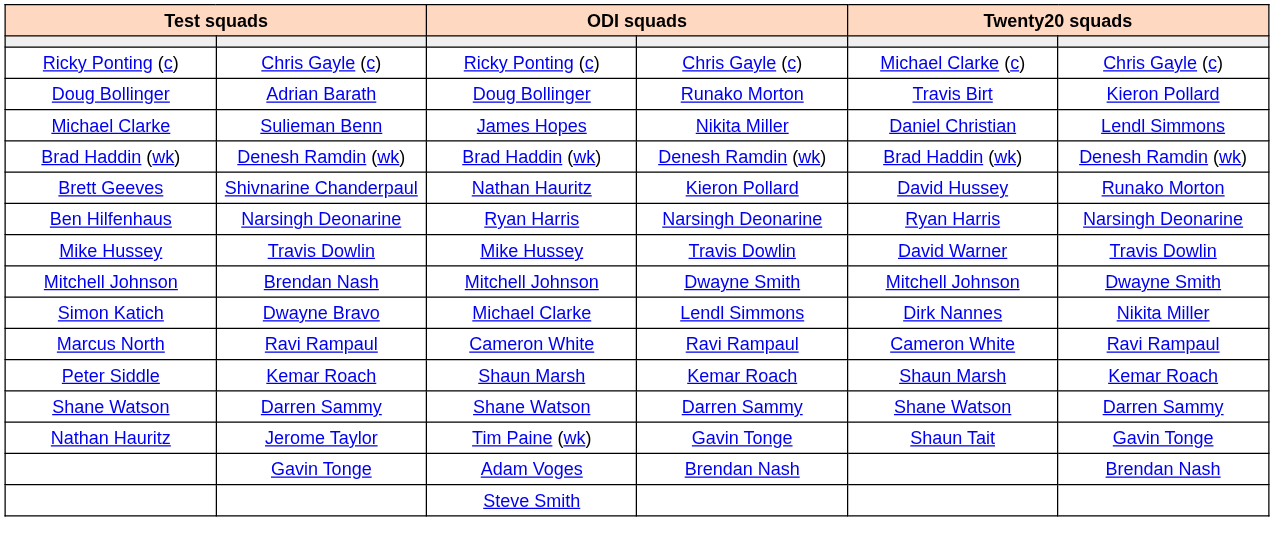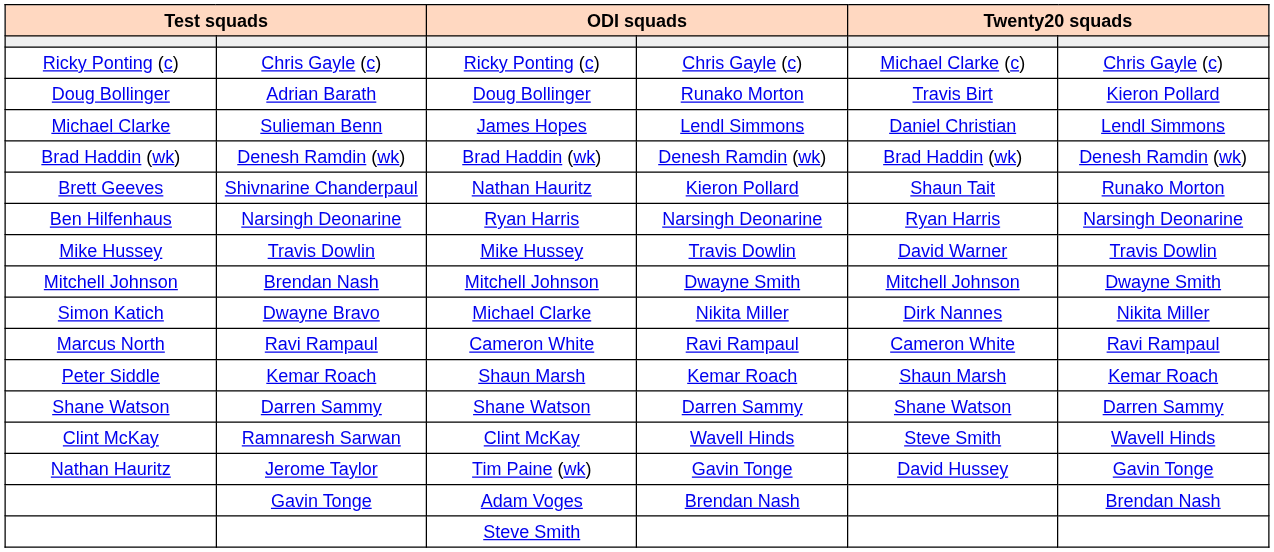(742, 125) Nikita Miller -> (742, 125) Lendl Simmons
(953, 188) David Hussey -> (953, 188) Shaun Tait
(742, 313) Lendl Simmons -> (742, 313) Nikita Miller
+ row: (321, 438)
(953, 438) Shaun Tait -> (953, 469) David Hussey
